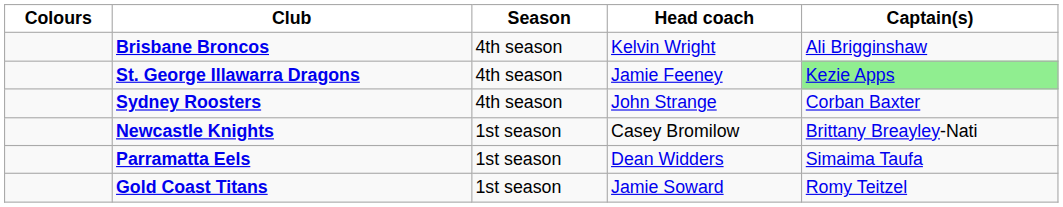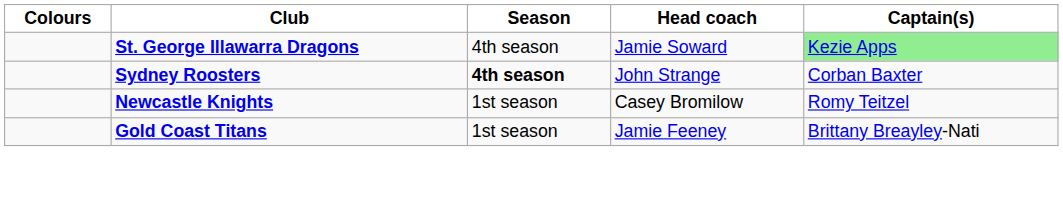- row: (193, 46)
(667, 74) Jamie Feeney -> (671, 46) Jamie Soward
(519, 103) normal -> (518, 74) bold
(892, 131) Brittany Breayley-Nati -> (858, 103) Romy Teitzel
- row: (183, 159)
(667, 187) Jamie Soward -> (670, 131) Jamie Feeney
(856, 187) Romy Teitzel -> (894, 131) Brittany Breayley-Nati
